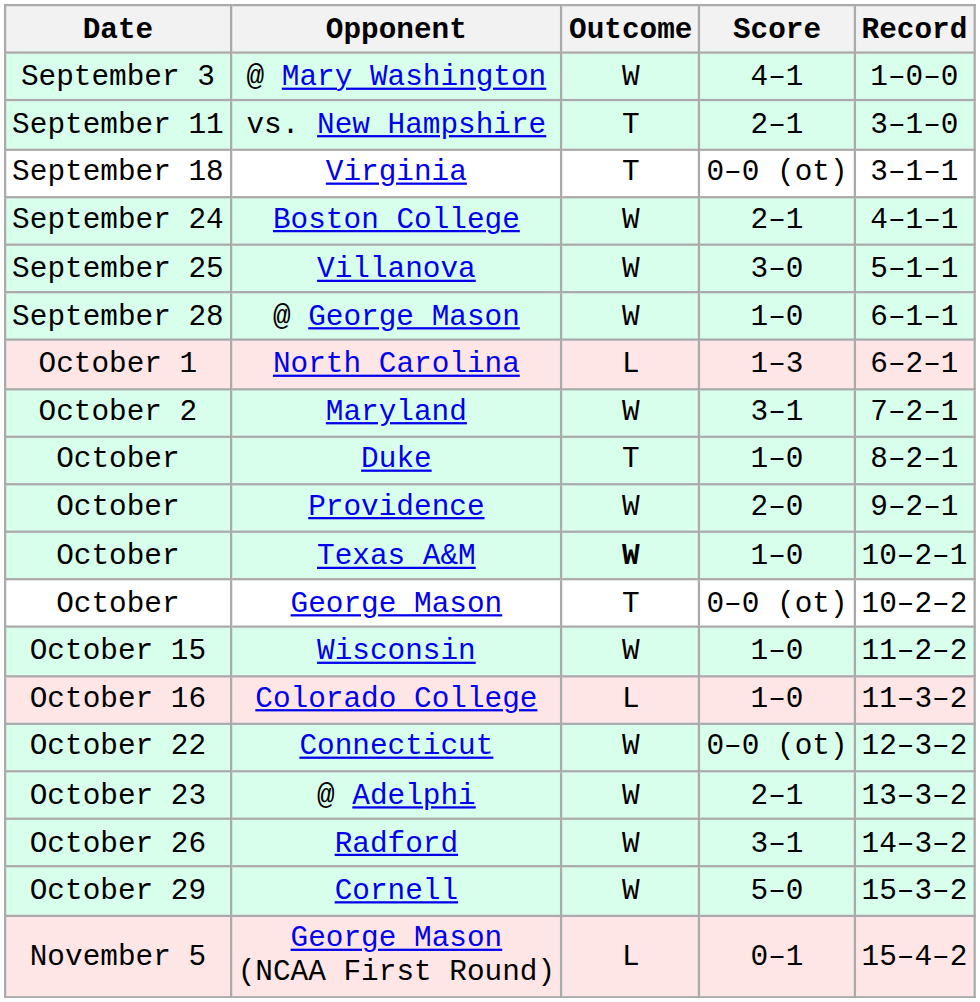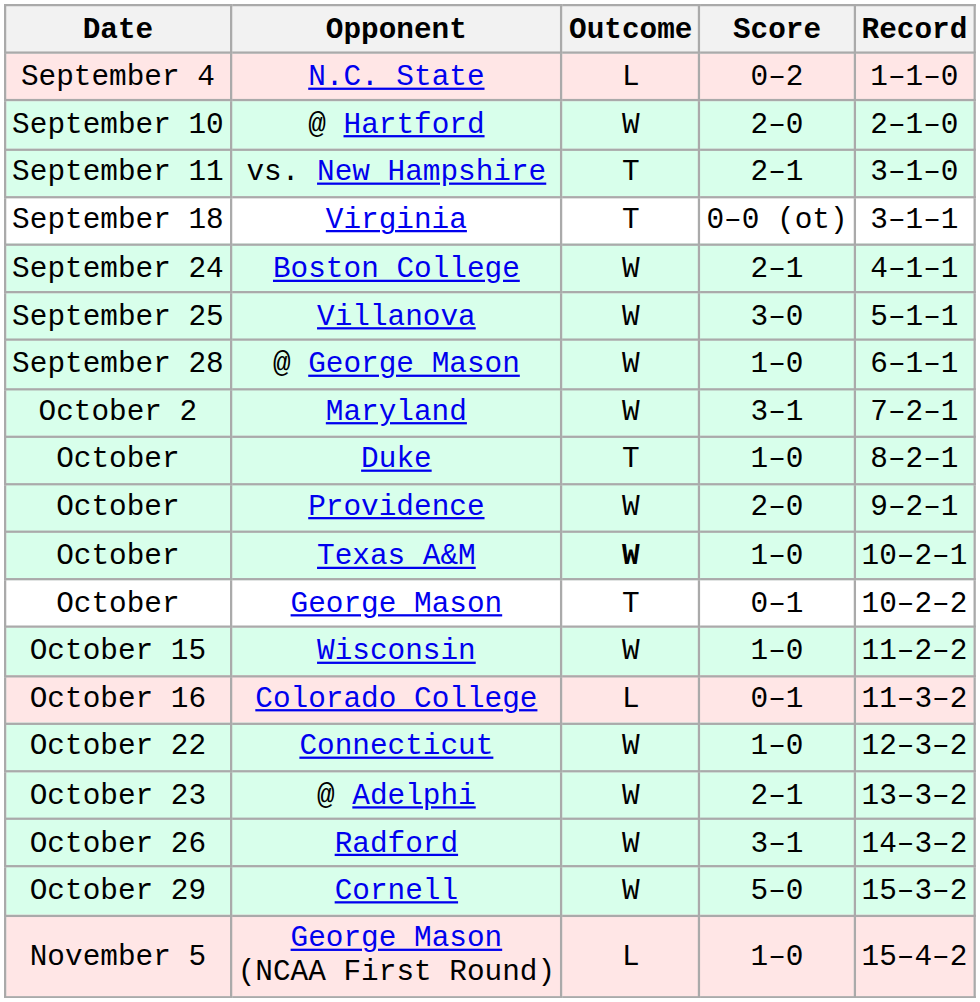- row: (396, 77)
+ row: (396, 77)
+ row: (396, 125)
- row: (396, 364)
(777, 604) 0–0 (ot) -> (777, 604) 0–1
(777, 699) 1–0 -> (777, 699) 0–1
(777, 747) 0–0 (ot) -> (777, 747) 1–0
(777, 956) 0–1 -> (777, 956) 1–0
